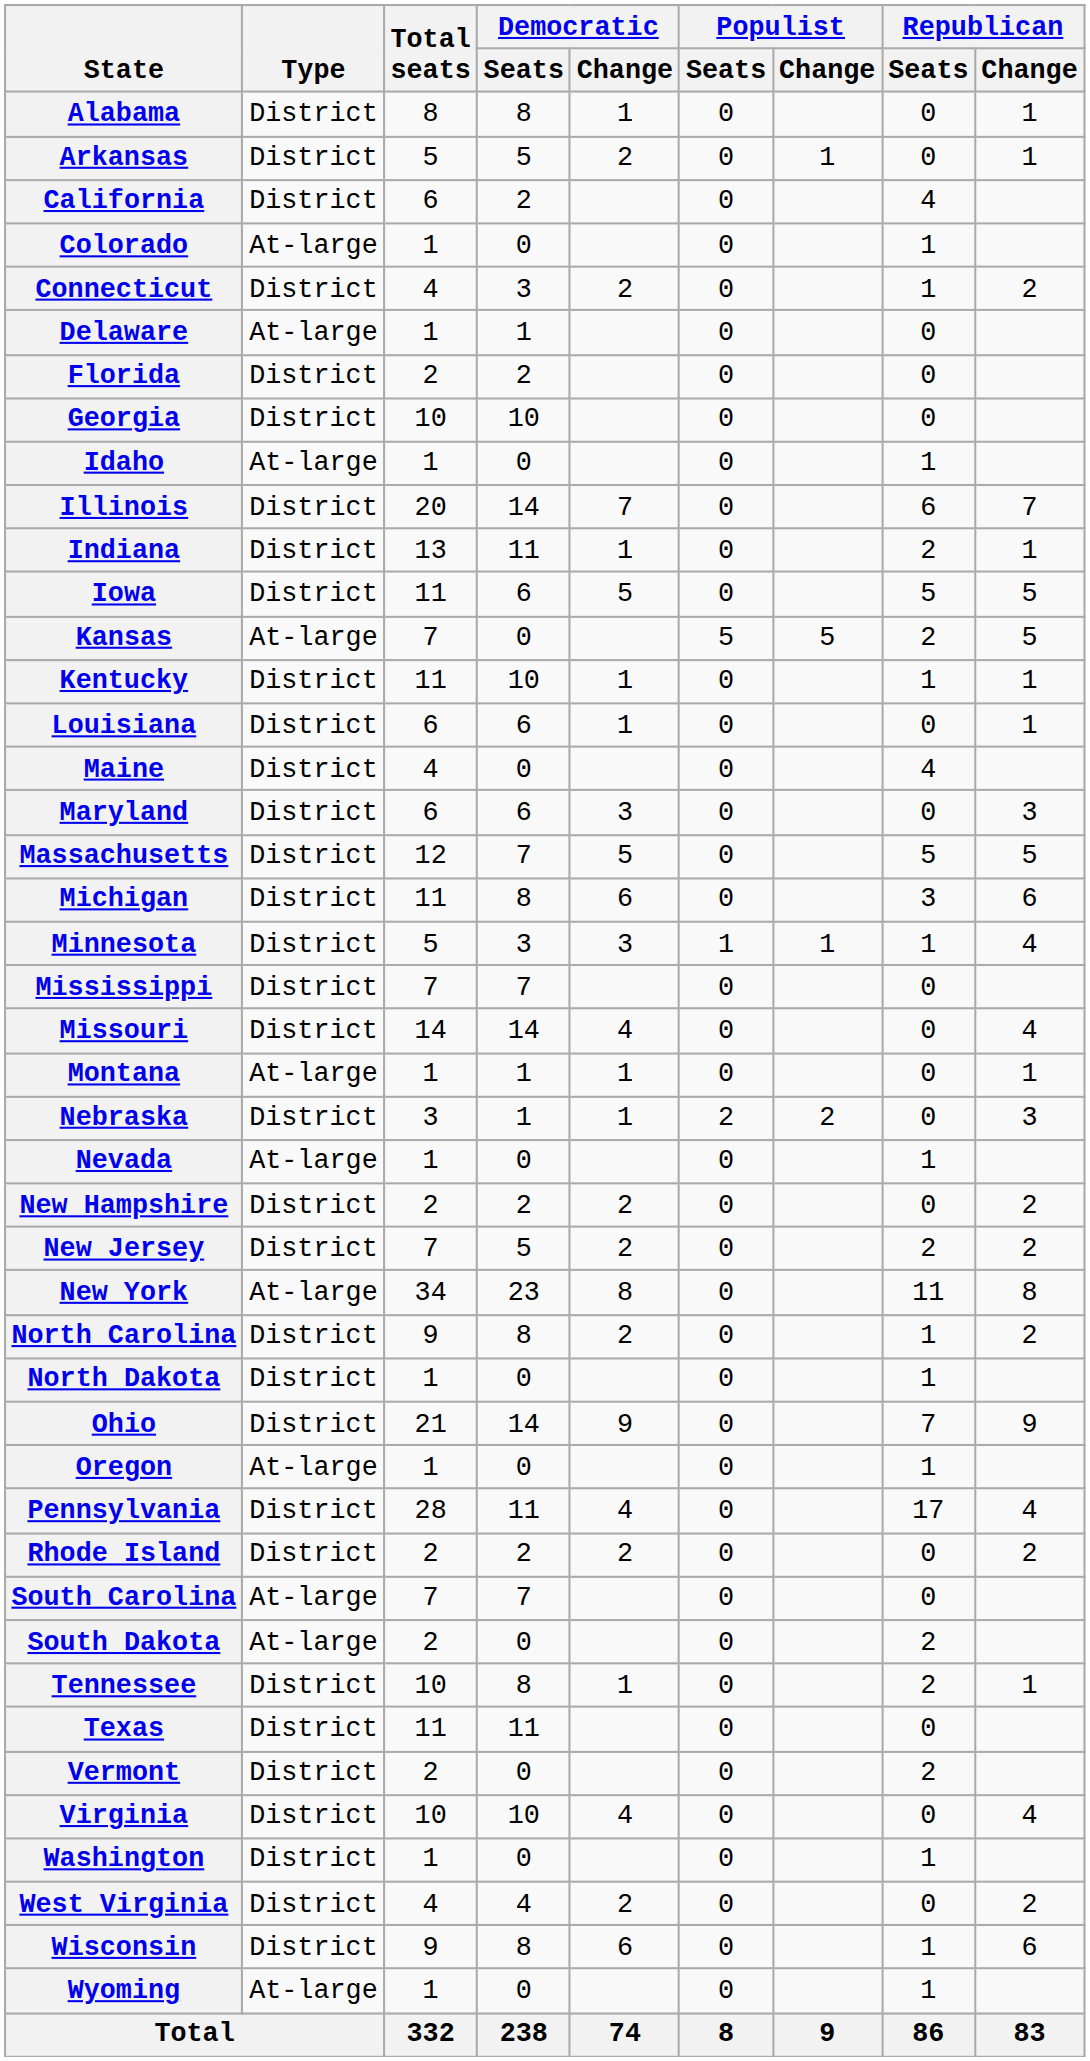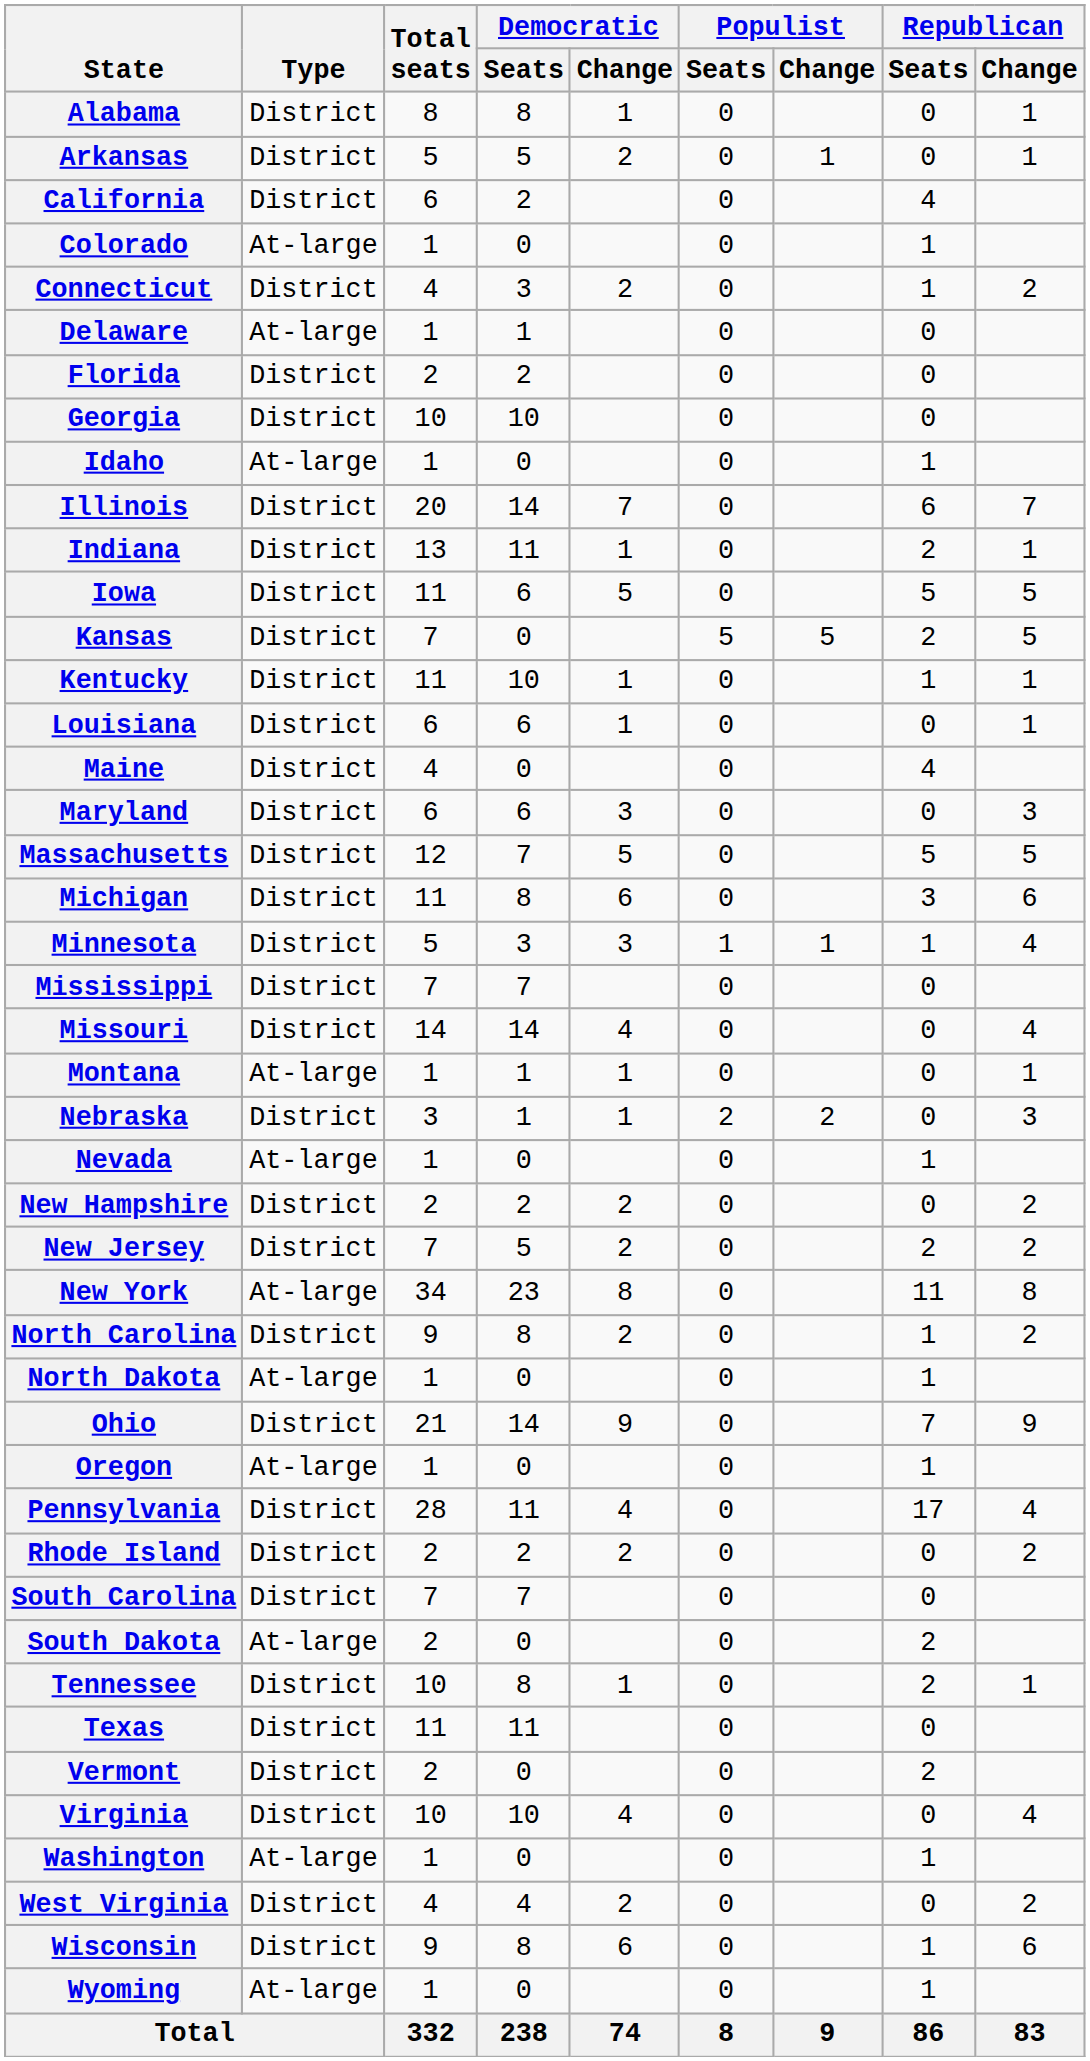(313, 638) At-large -> (313, 638) District
(313, 1380) District -> (313, 1380) At-large
(313, 1598) At-large -> (313, 1598) District
(313, 1860) District -> (313, 1860) At-large
